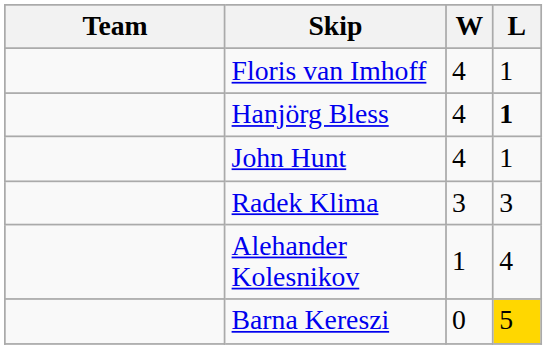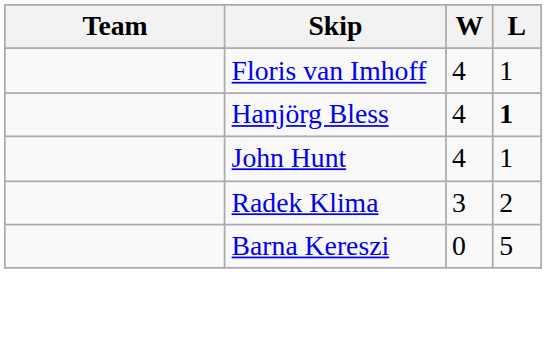(506, 202) 3 -> (506, 202) 2
- row: (295, 261)
(506, 320) gold background -> (506, 245) no background
